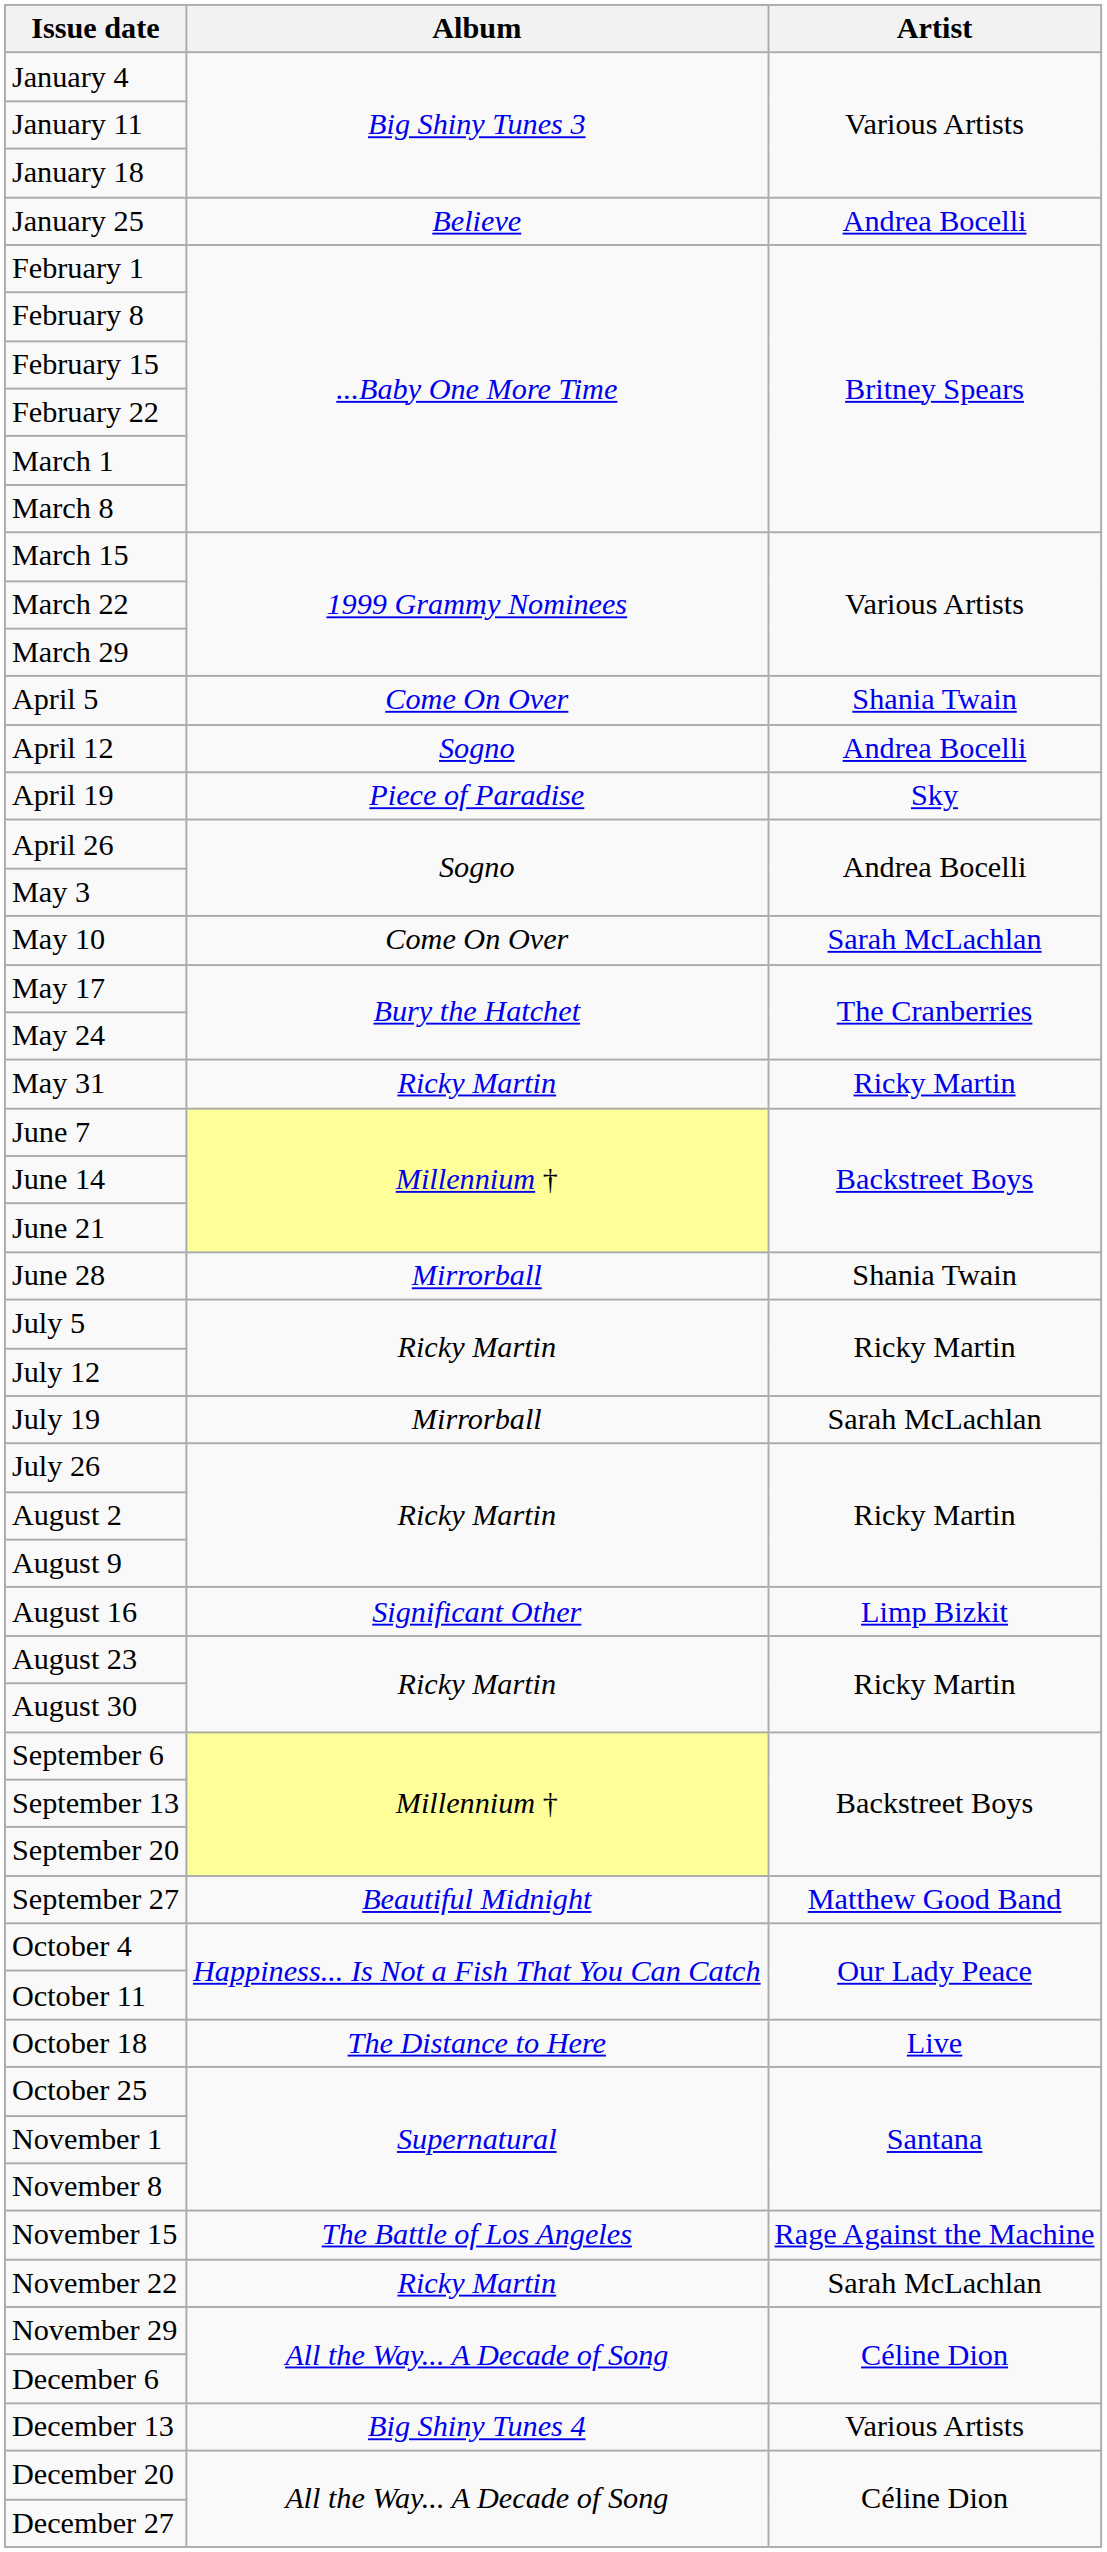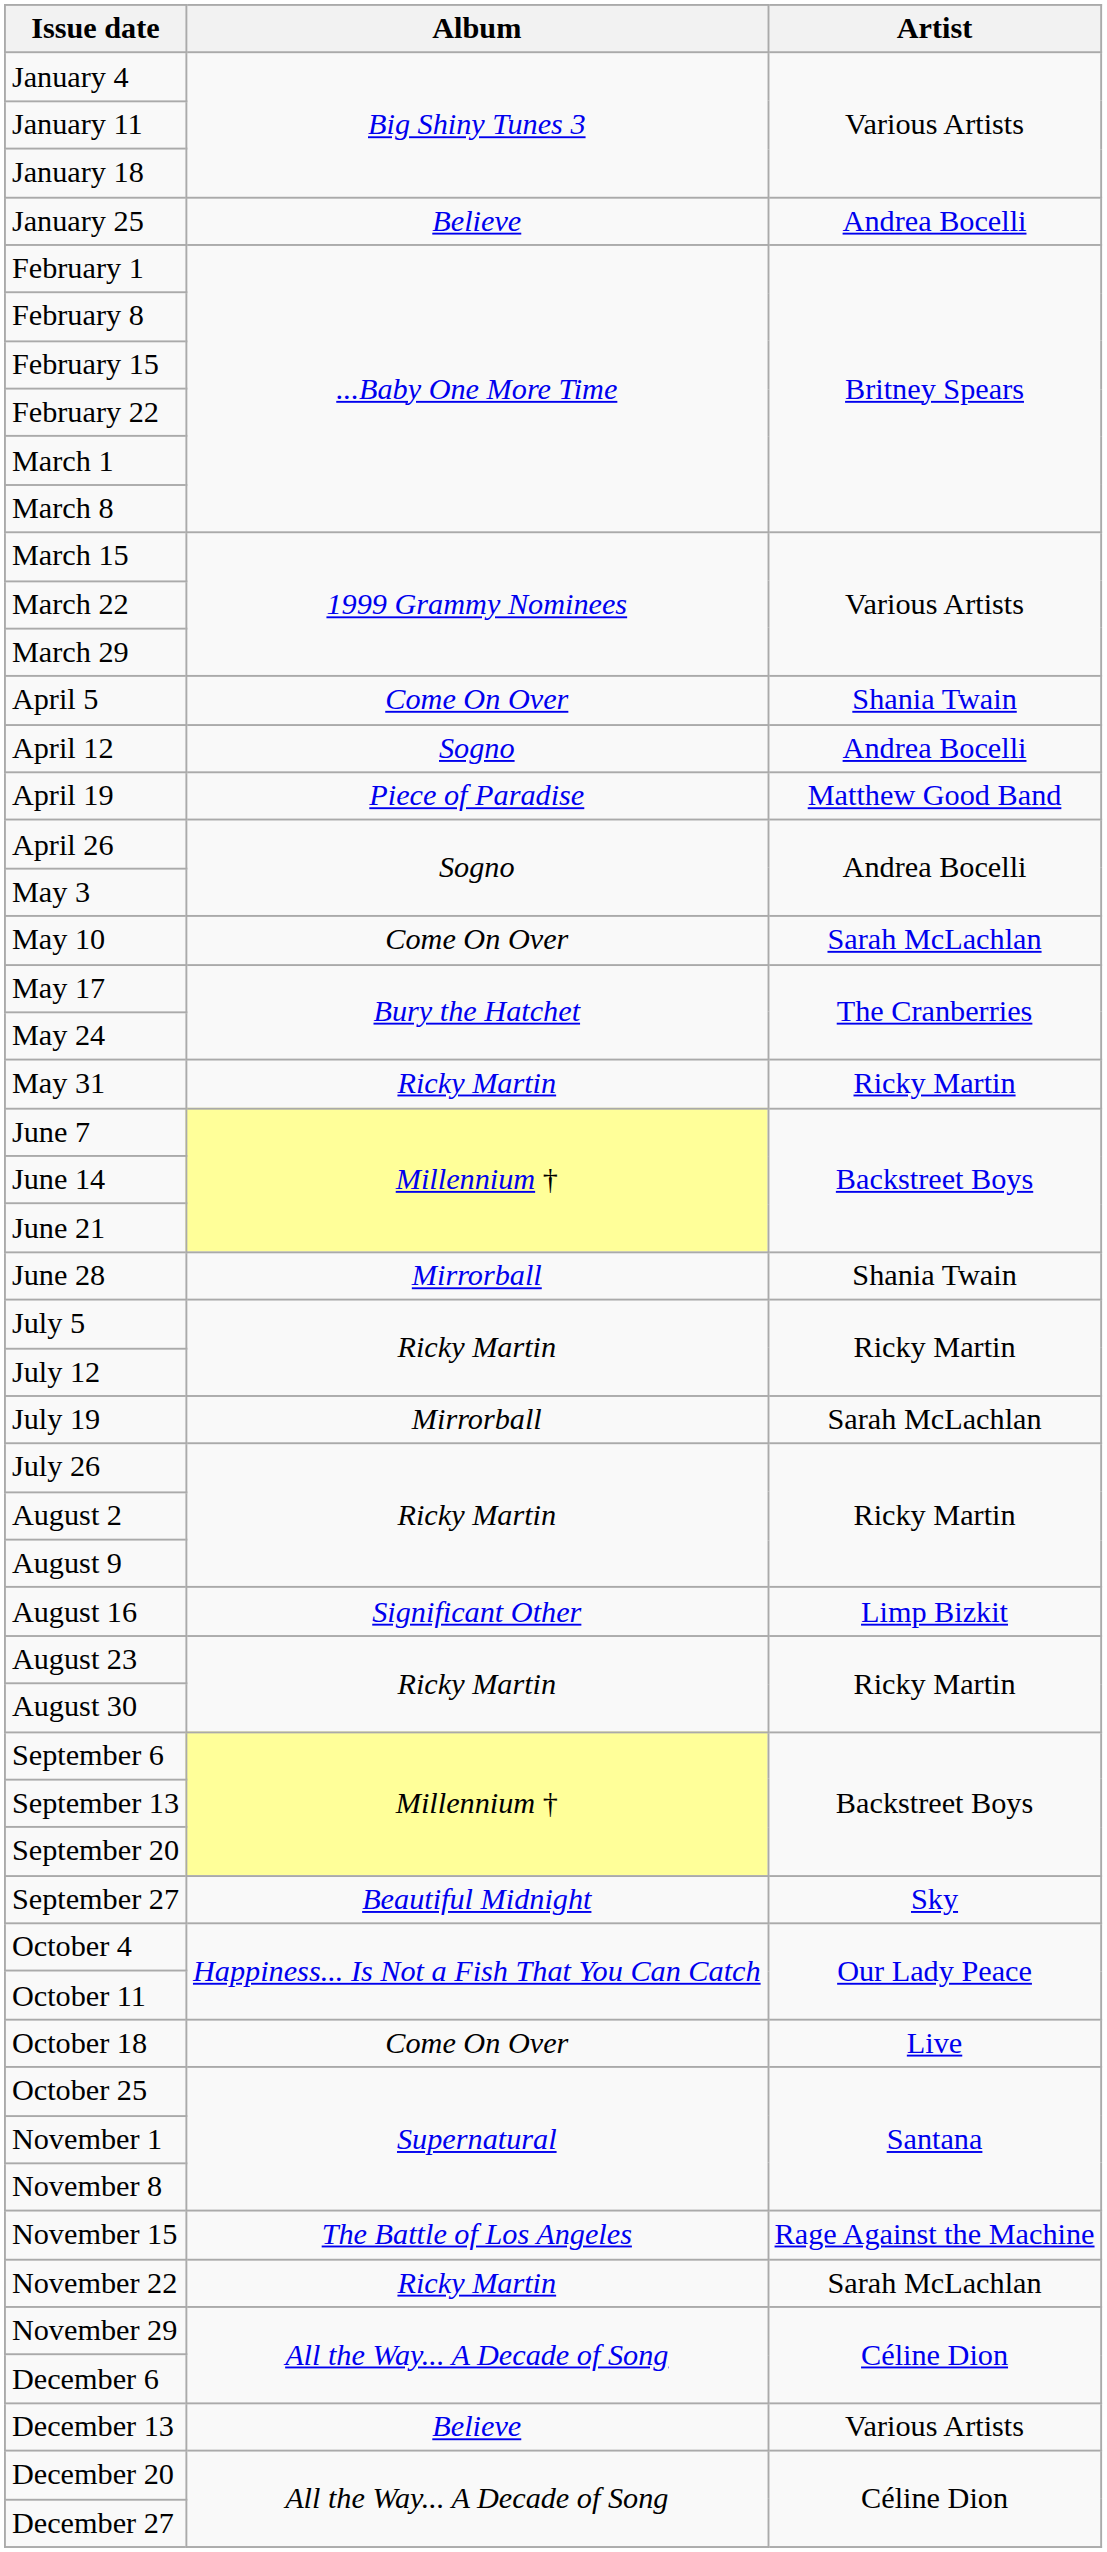(935, 795) Sky -> (935, 795) Matthew Good Band
(935, 1898) Matthew Good Band -> (935, 1898) Sky
(477, 2042) The Distance to Here -> (477, 2042) Come On Over
(477, 2426) Big Shiny Tunes 4 -> (477, 2426) Believe
